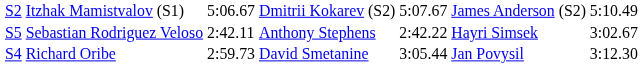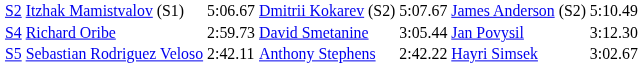rows swapped: (71, 54) <-> (114, 32)
